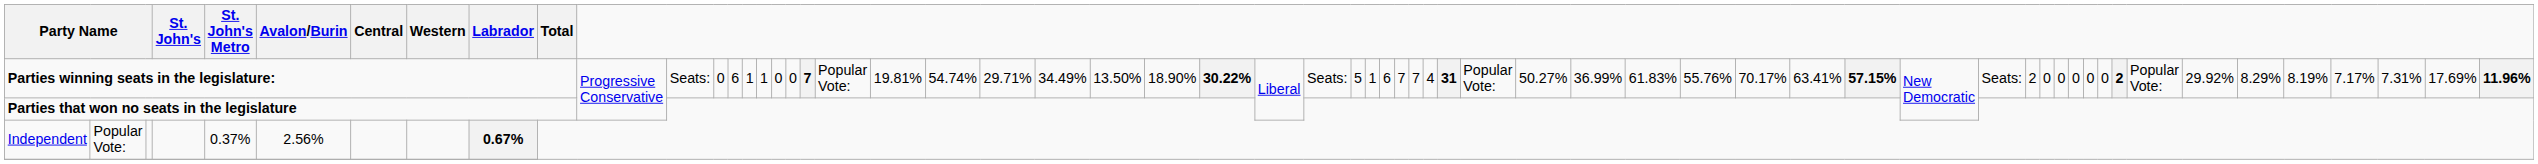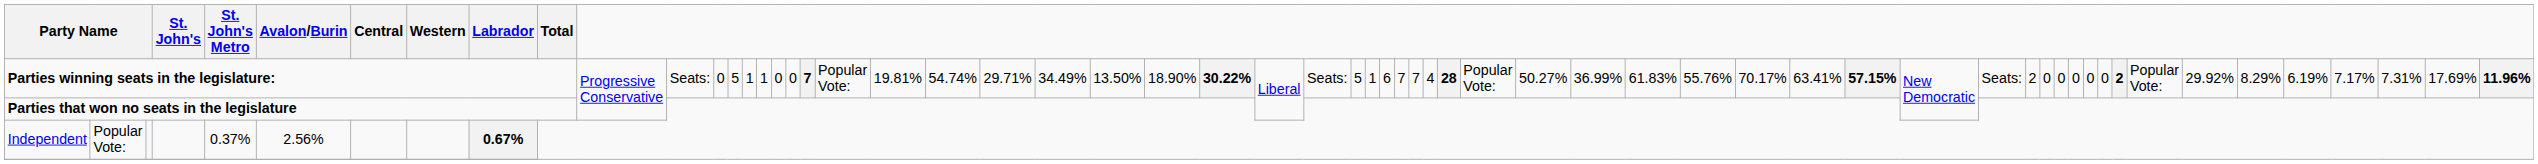(735, 78) 6 -> (735, 78) 5
(1449, 78) 31 -> (1449, 78) 28
(2308, 78) 8.19% -> (2308, 78) 6.19%
